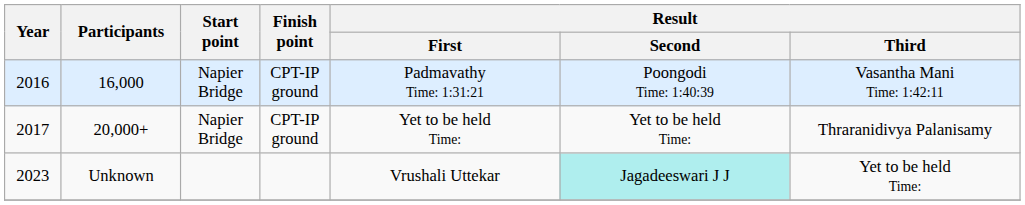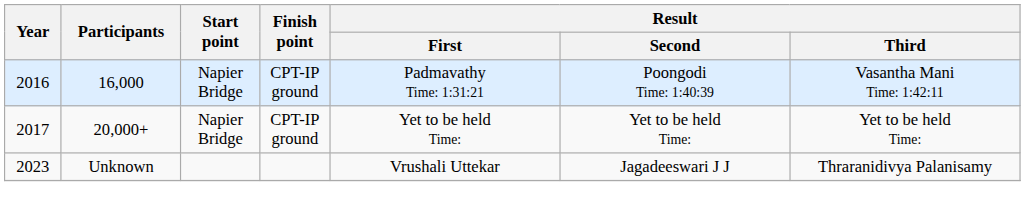(905, 129) Thraranidivya Palanisamy -> (905, 129) Yet to be held Time:
(675, 176) paleturquoise background -> (675, 166) no background
(905, 176) Yet to be held Time: -> (905, 166) Thraranidivya Palanisamy
